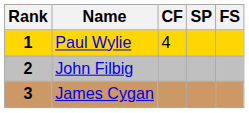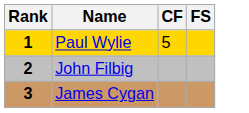- column: (201, 17)
(166, 42) 4 -> (166, 42) 5
